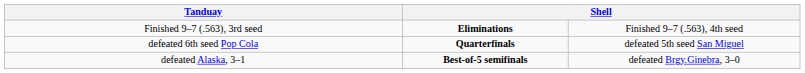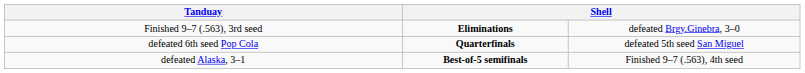(684, 28) Finished 9–7 (.563), 4th seed -> (684, 28) defeated Brgy.Ginebra, 3–0
(684, 60) defeated Brgy.Ginebra, 3–0 -> (684, 60) Finished 9–7 (.563), 4th seed
